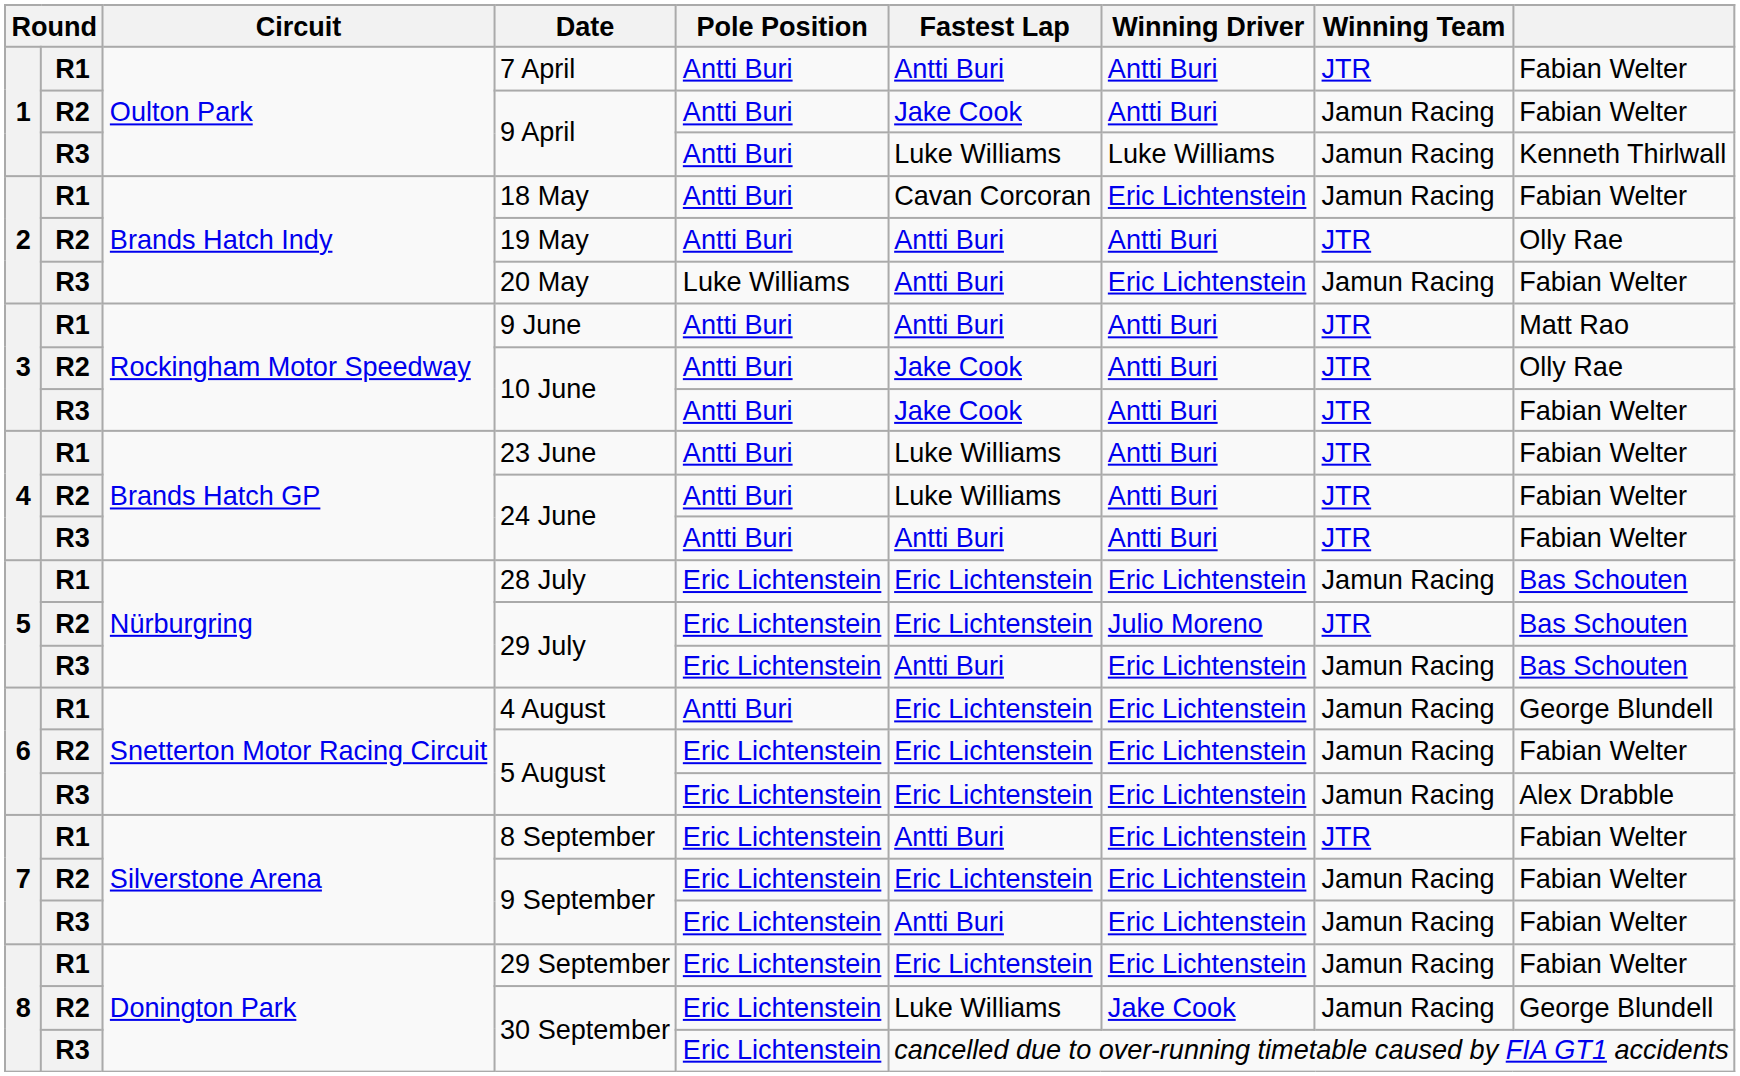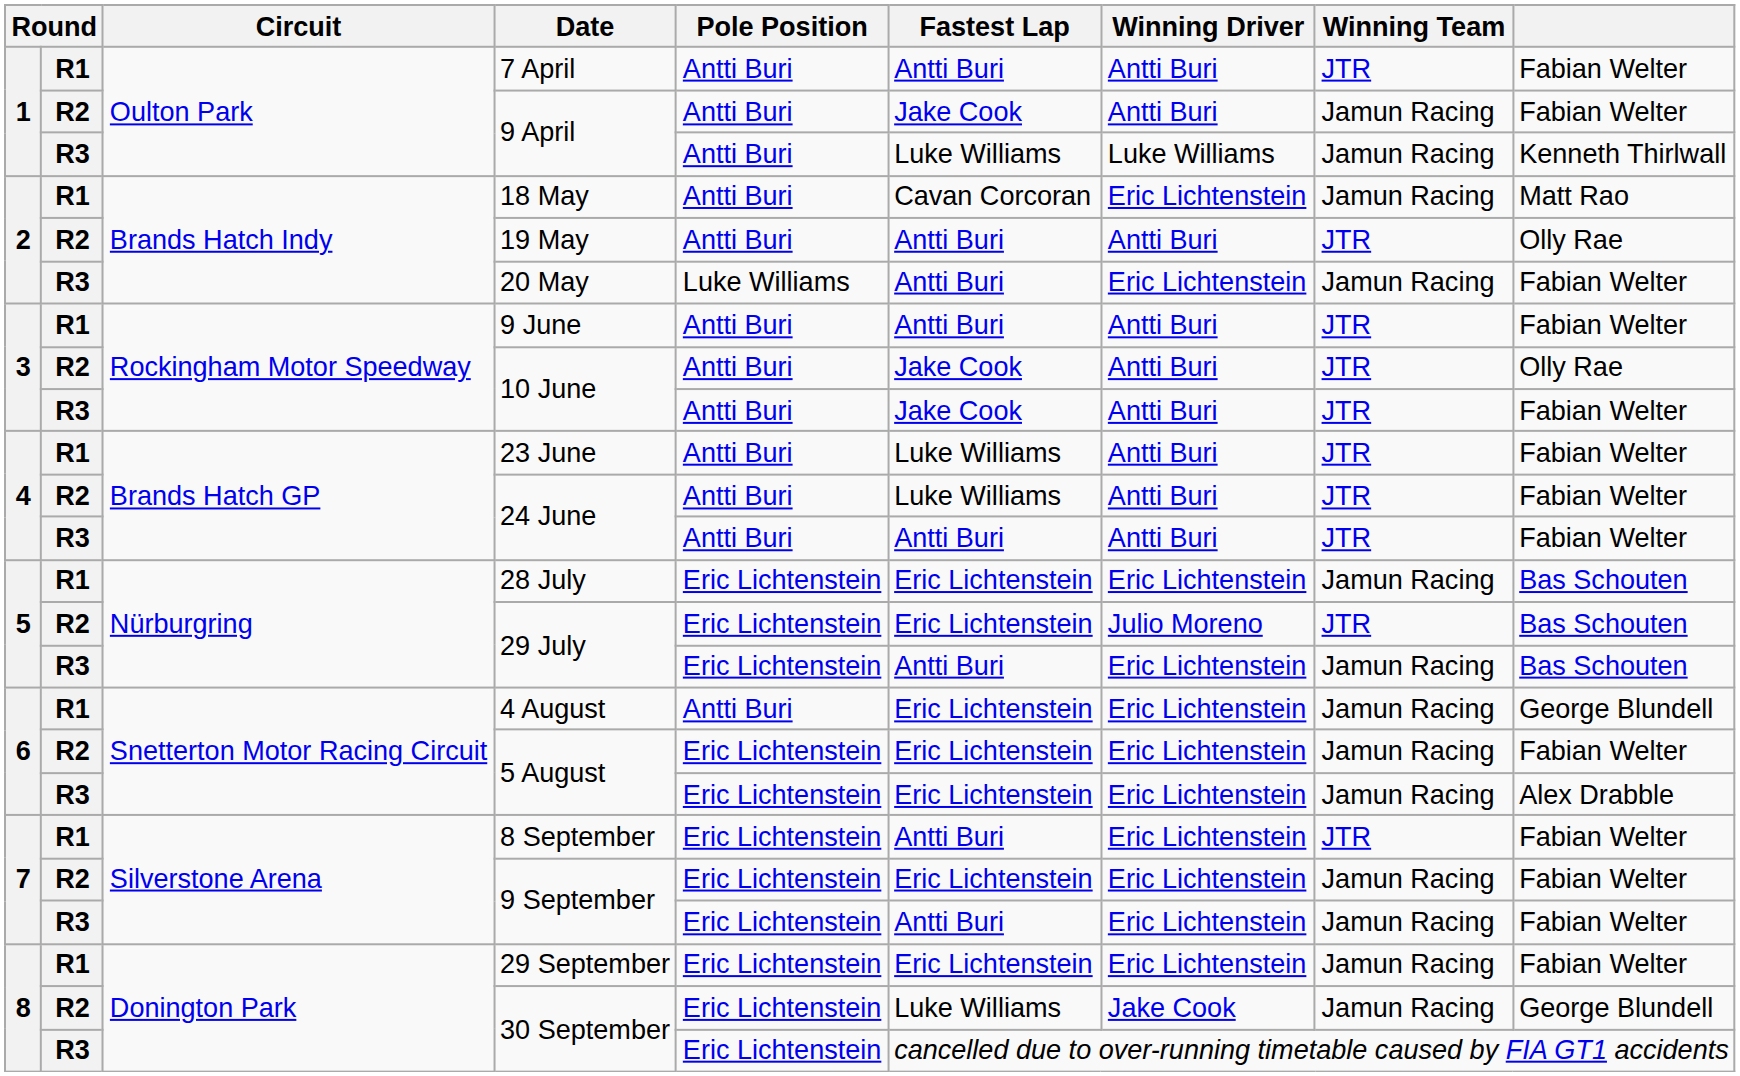(1603, 197) Fabian Welter -> (1574, 197) Matt Rao
(1574, 325) Matt Rao -> (1603, 325) Fabian Welter
